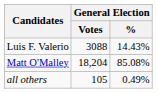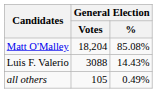rows swapped: (38, 63) <-> (38, 46)
